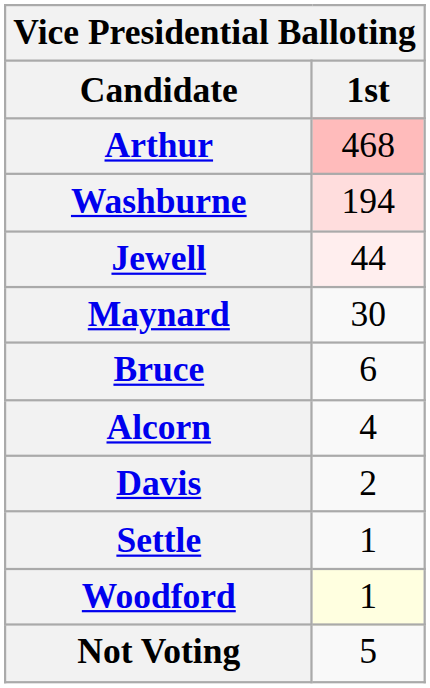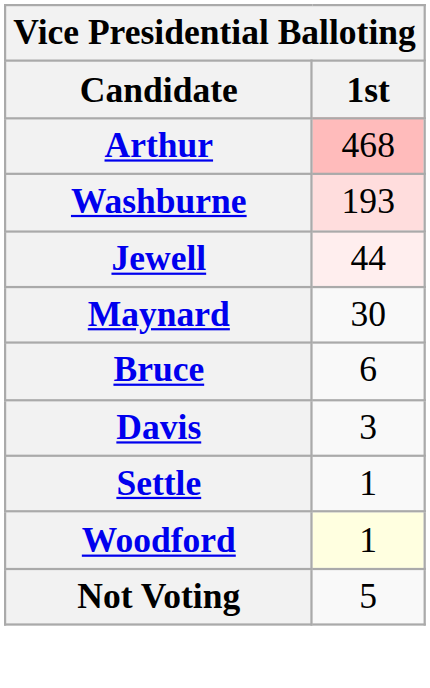(368, 201) 194 -> (368, 201) 193
- row: (159, 426)
(368, 483) 2 -> (368, 426) 3
